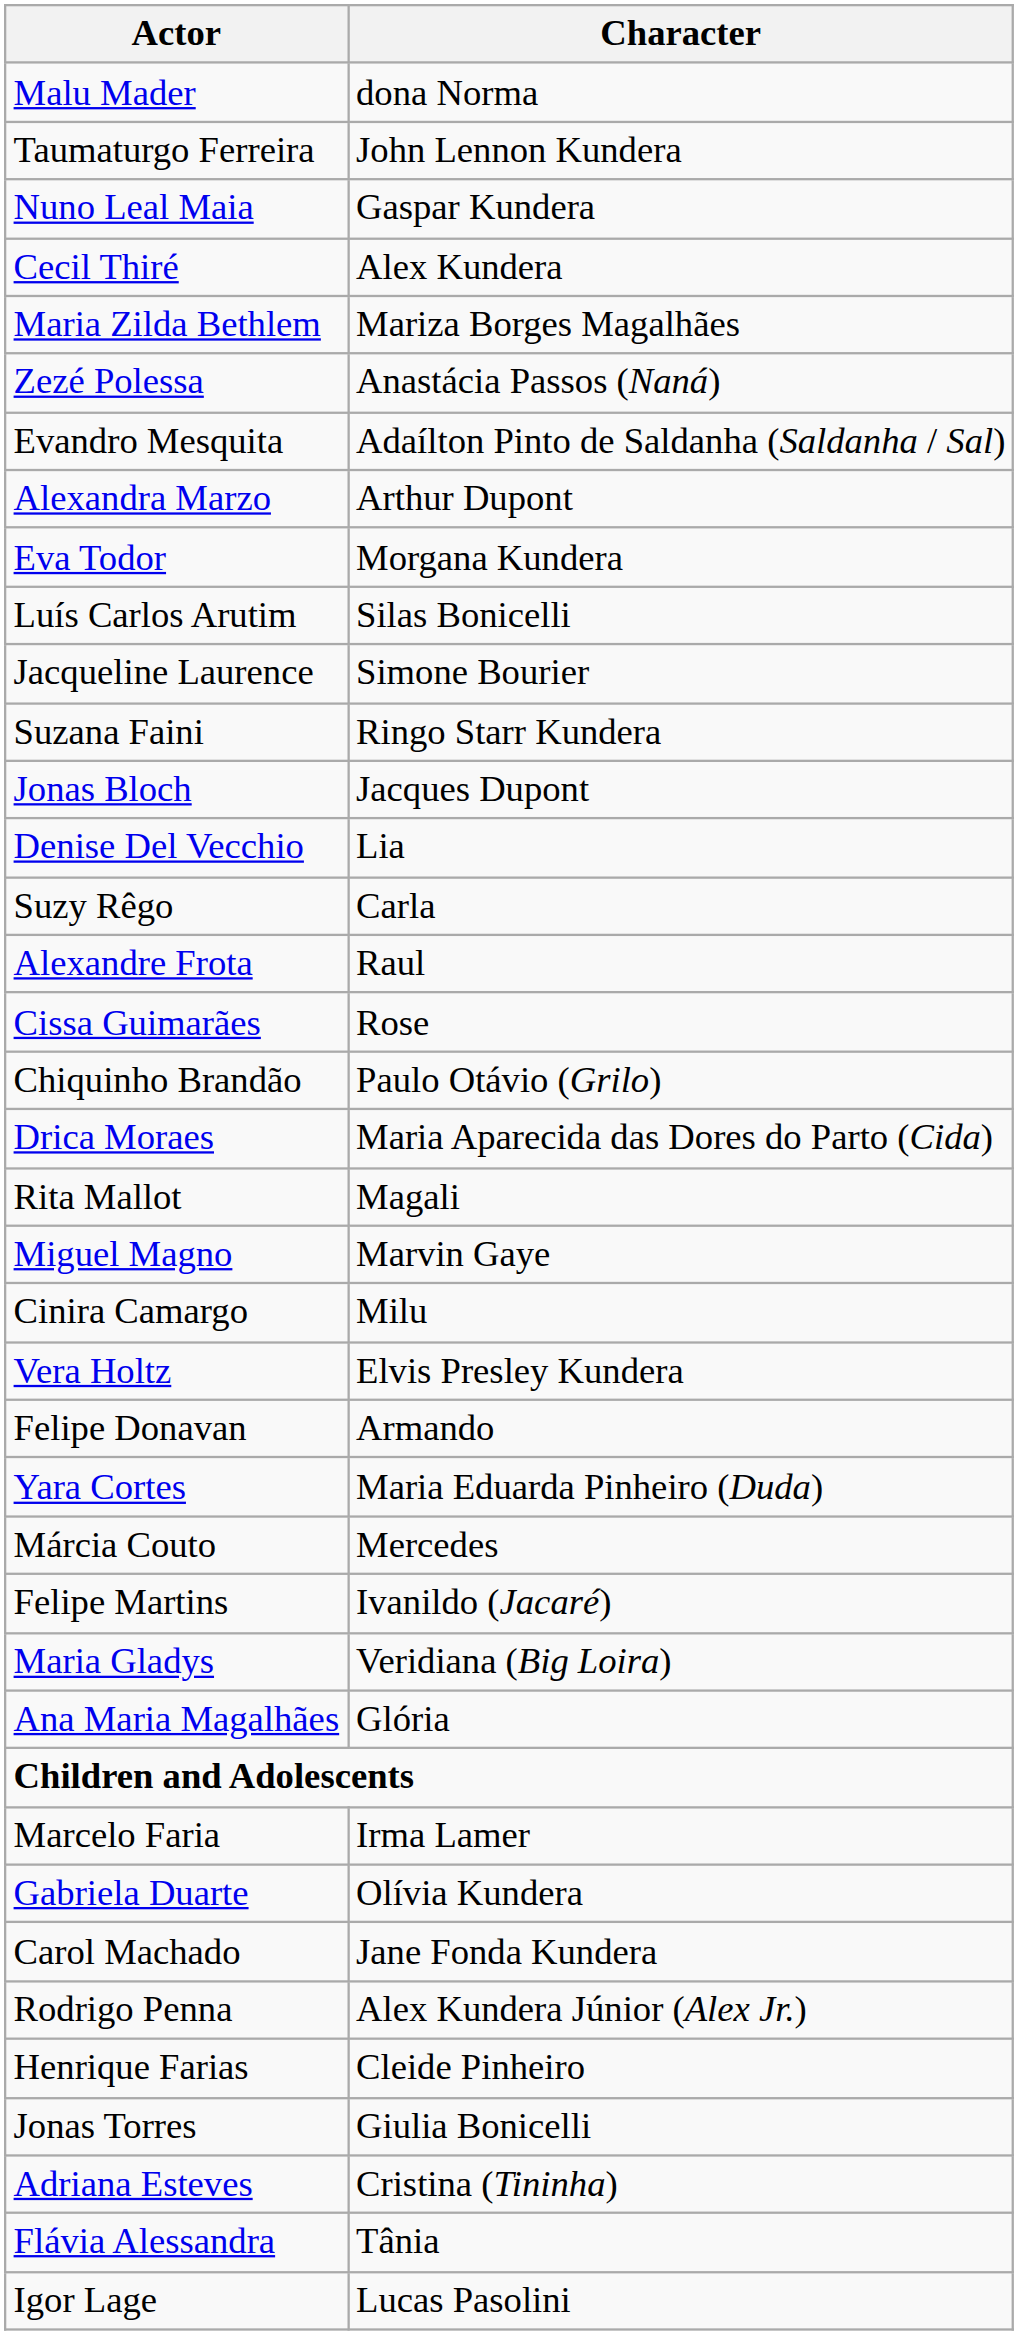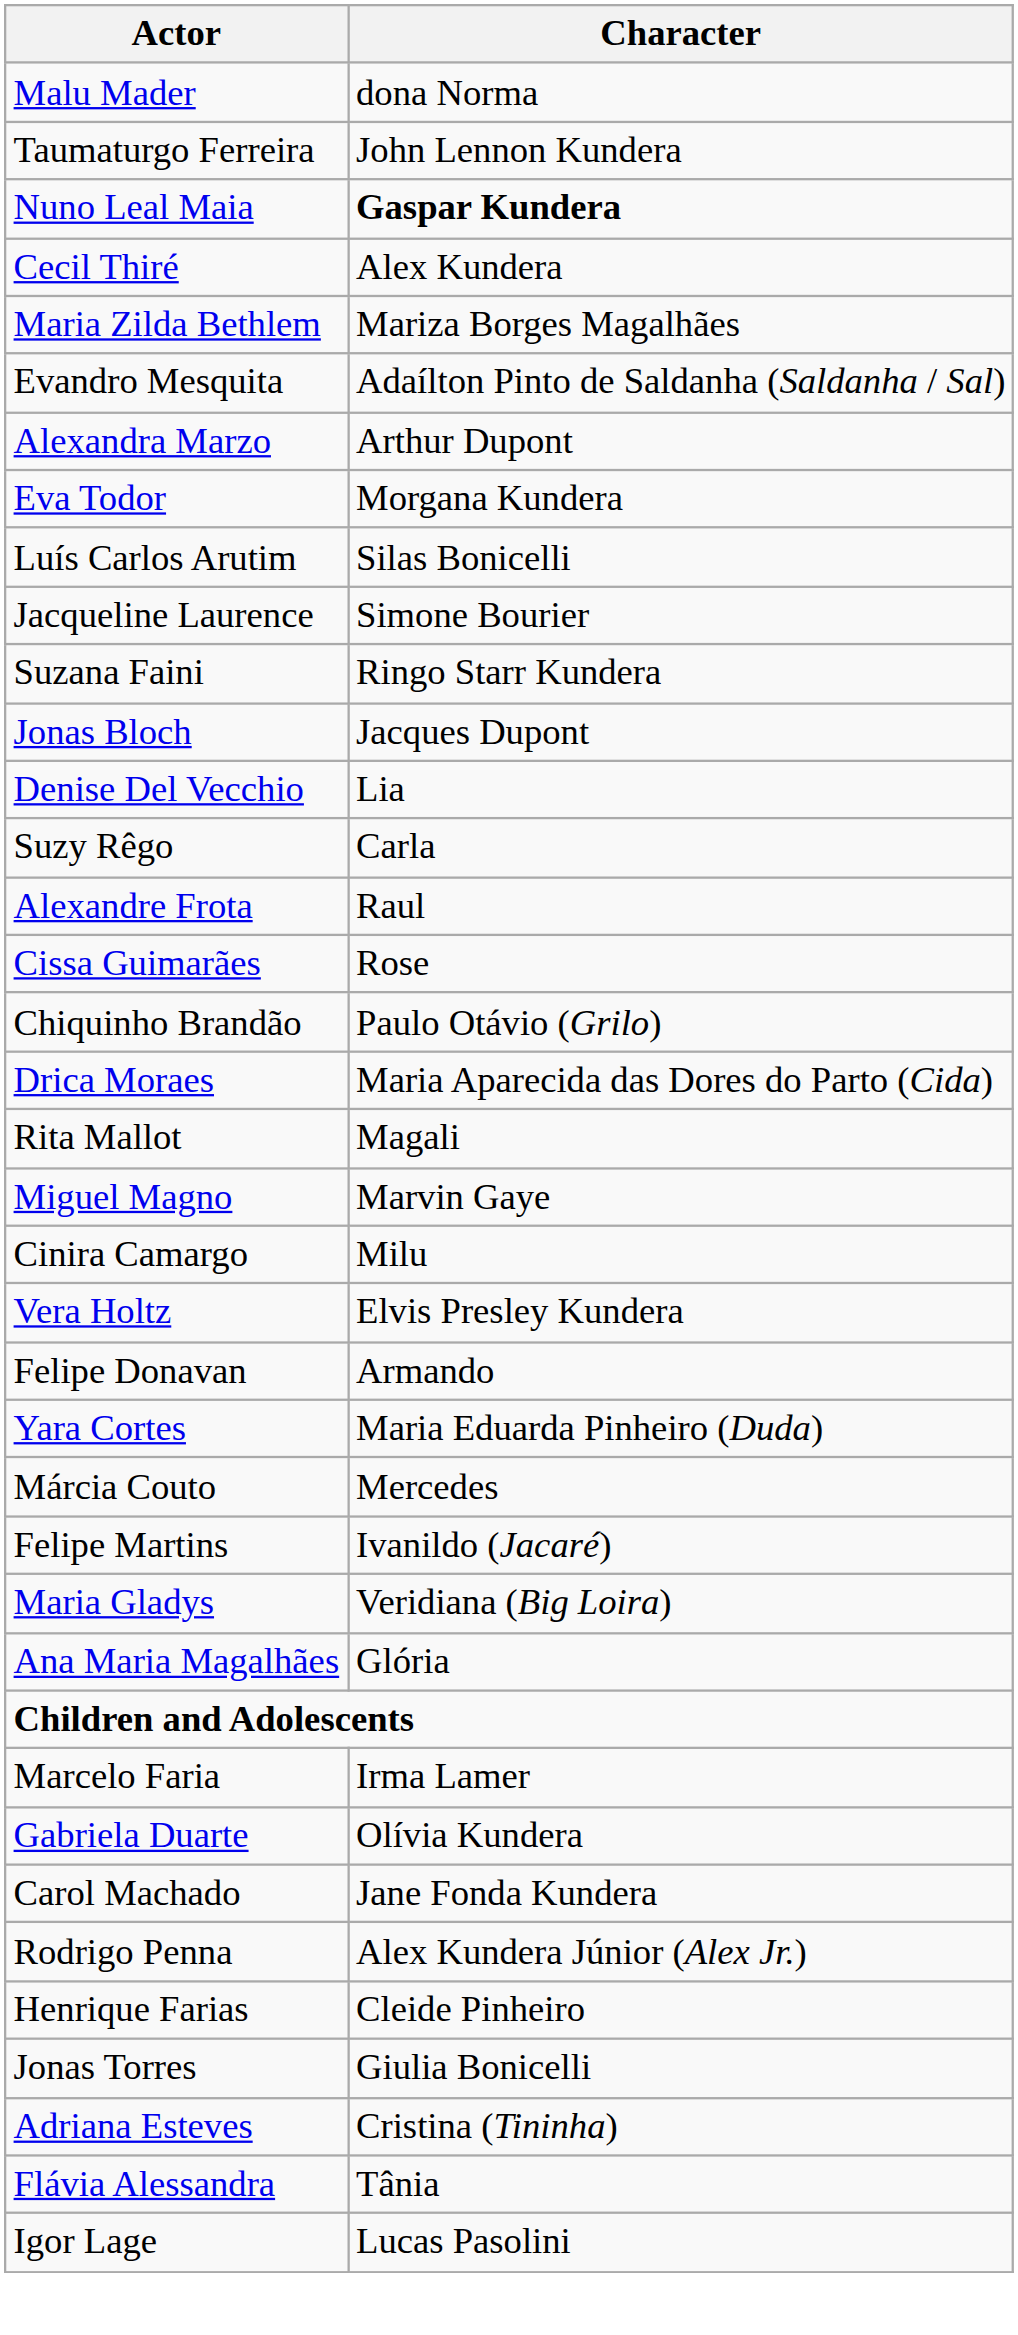(476, 207) normal -> (489, 207) bold
- row: (109, 382)
